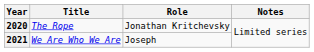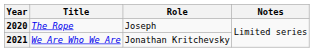(177, 26) Jonathan Kritchevsky -> (141, 26) Joseph
(141, 40) Joseph -> (177, 40) Jonathan Kritchevsky
